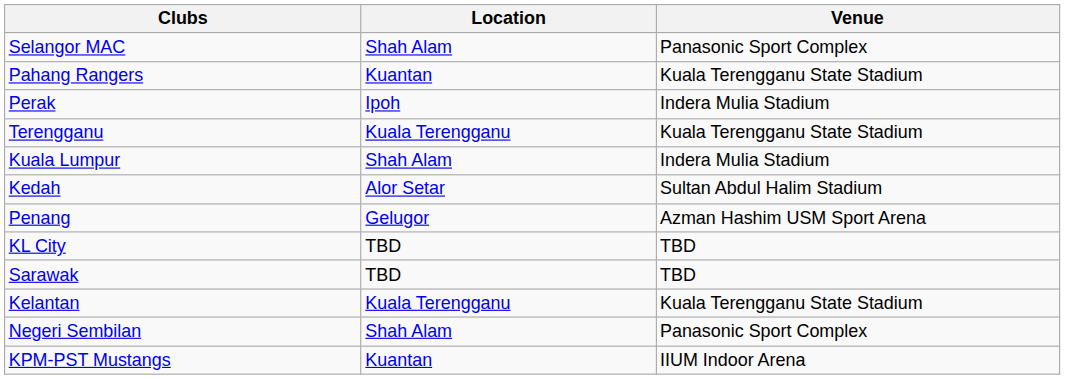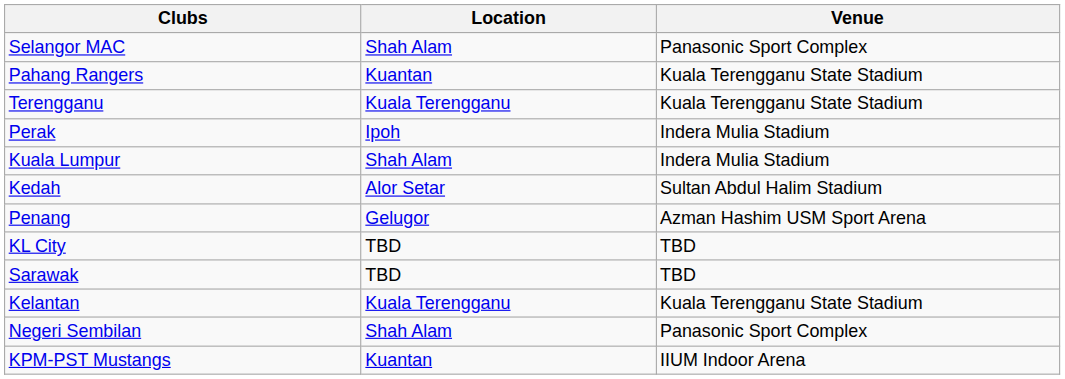rows swapped: (56, 132) <-> (32, 103)
